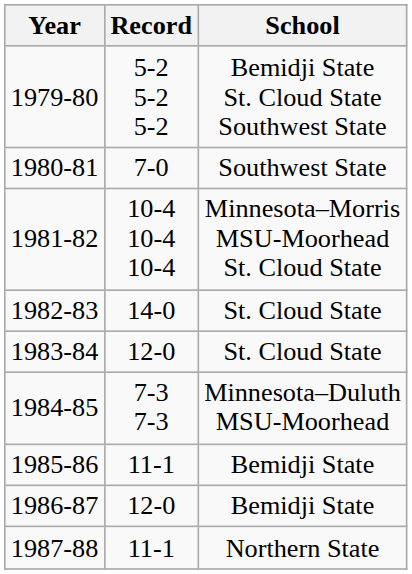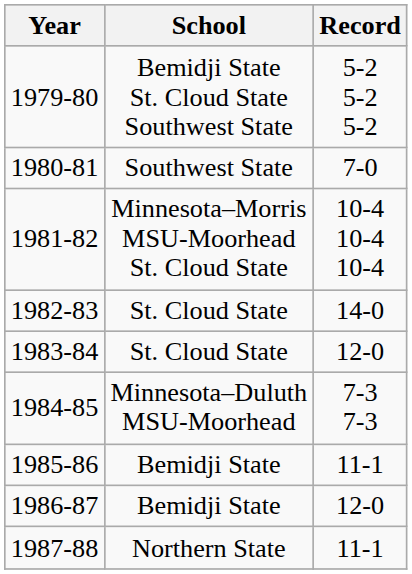columns swapped: (303, 25) <-> (151, 25)
